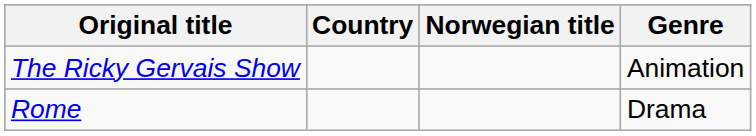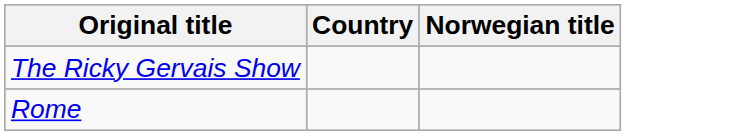- column: (686, 25)
